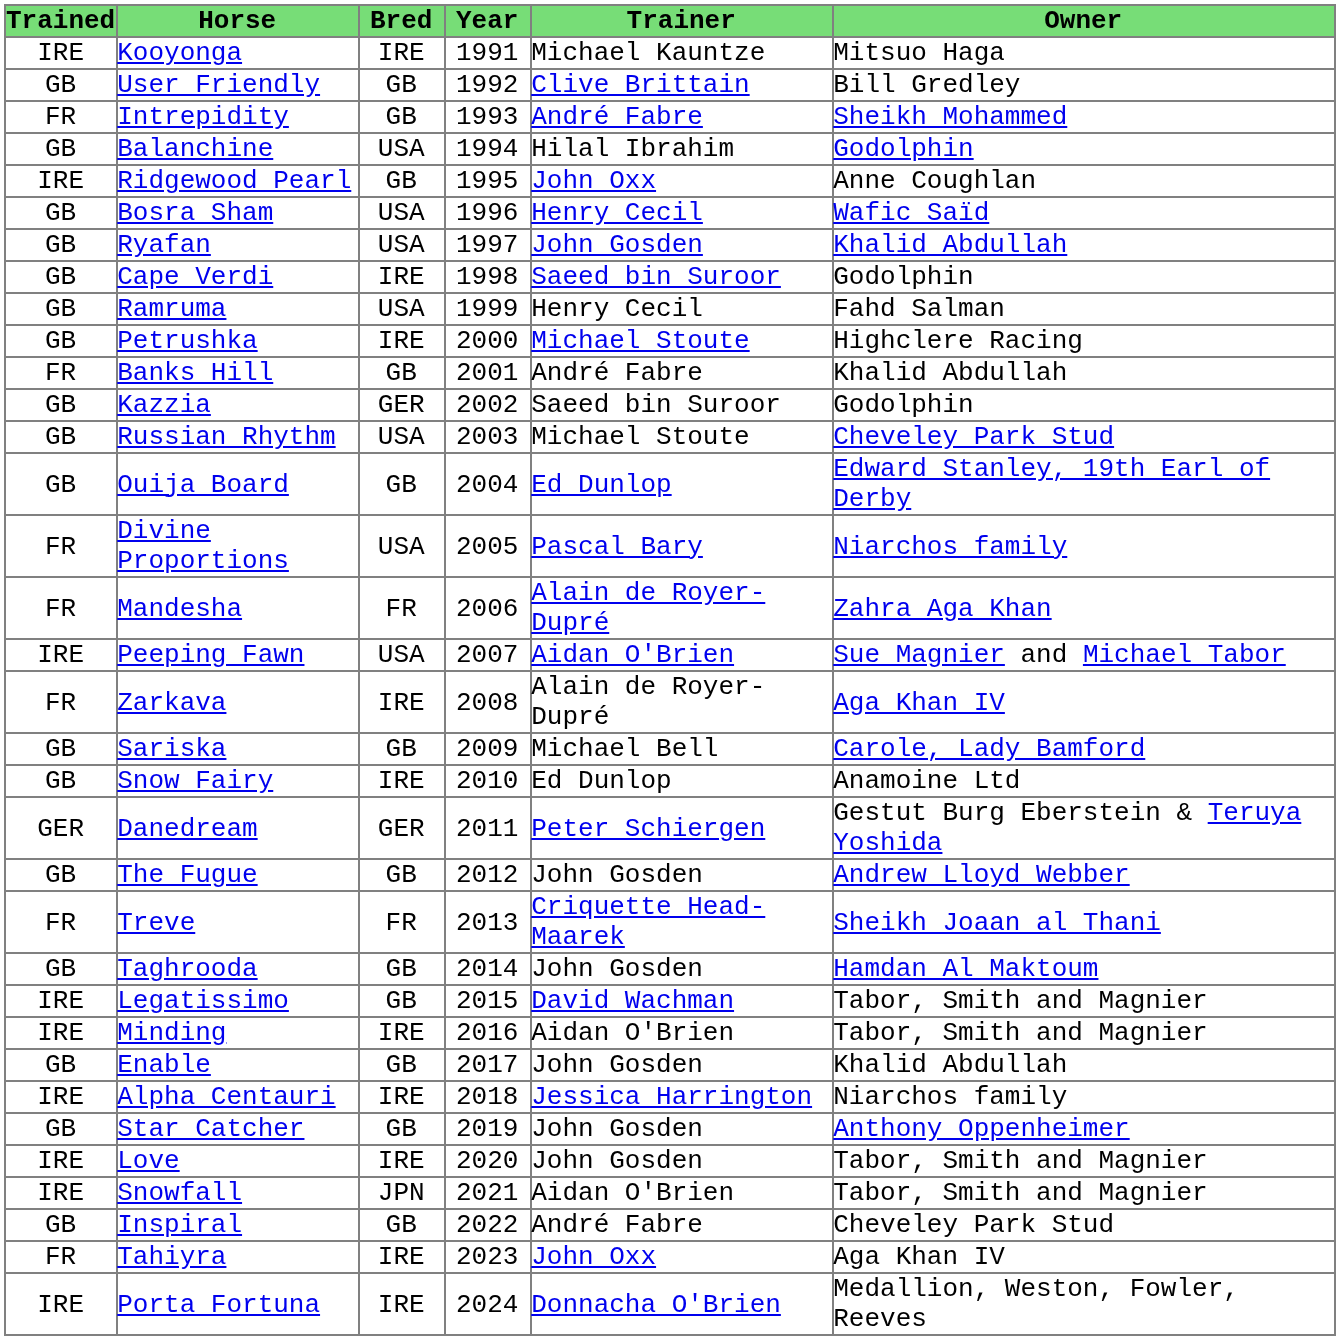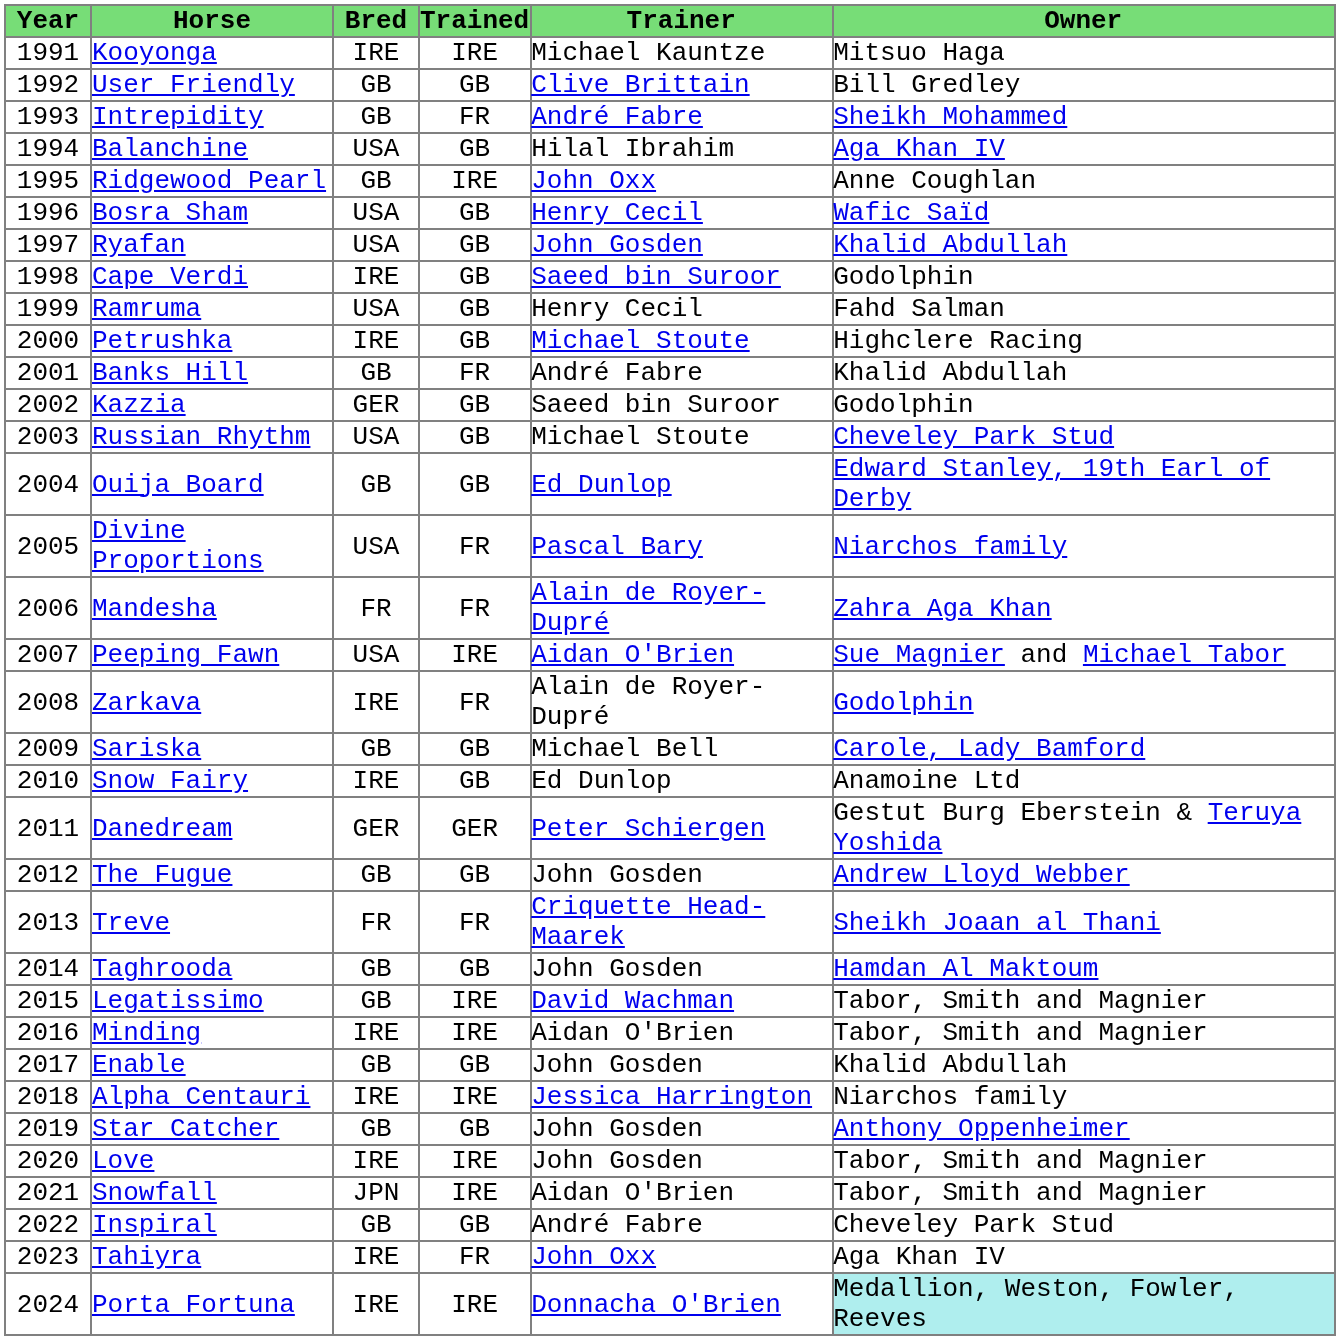columns swapped: (487, 21) <-> (61, 21)
(903, 149) Godolphin -> (919, 149) Aga Khan IV
(919, 702) Aga Khan IV -> (903, 702) Godolphin
(1036, 1304) no background -> (1036, 1304) paleturquoise background
